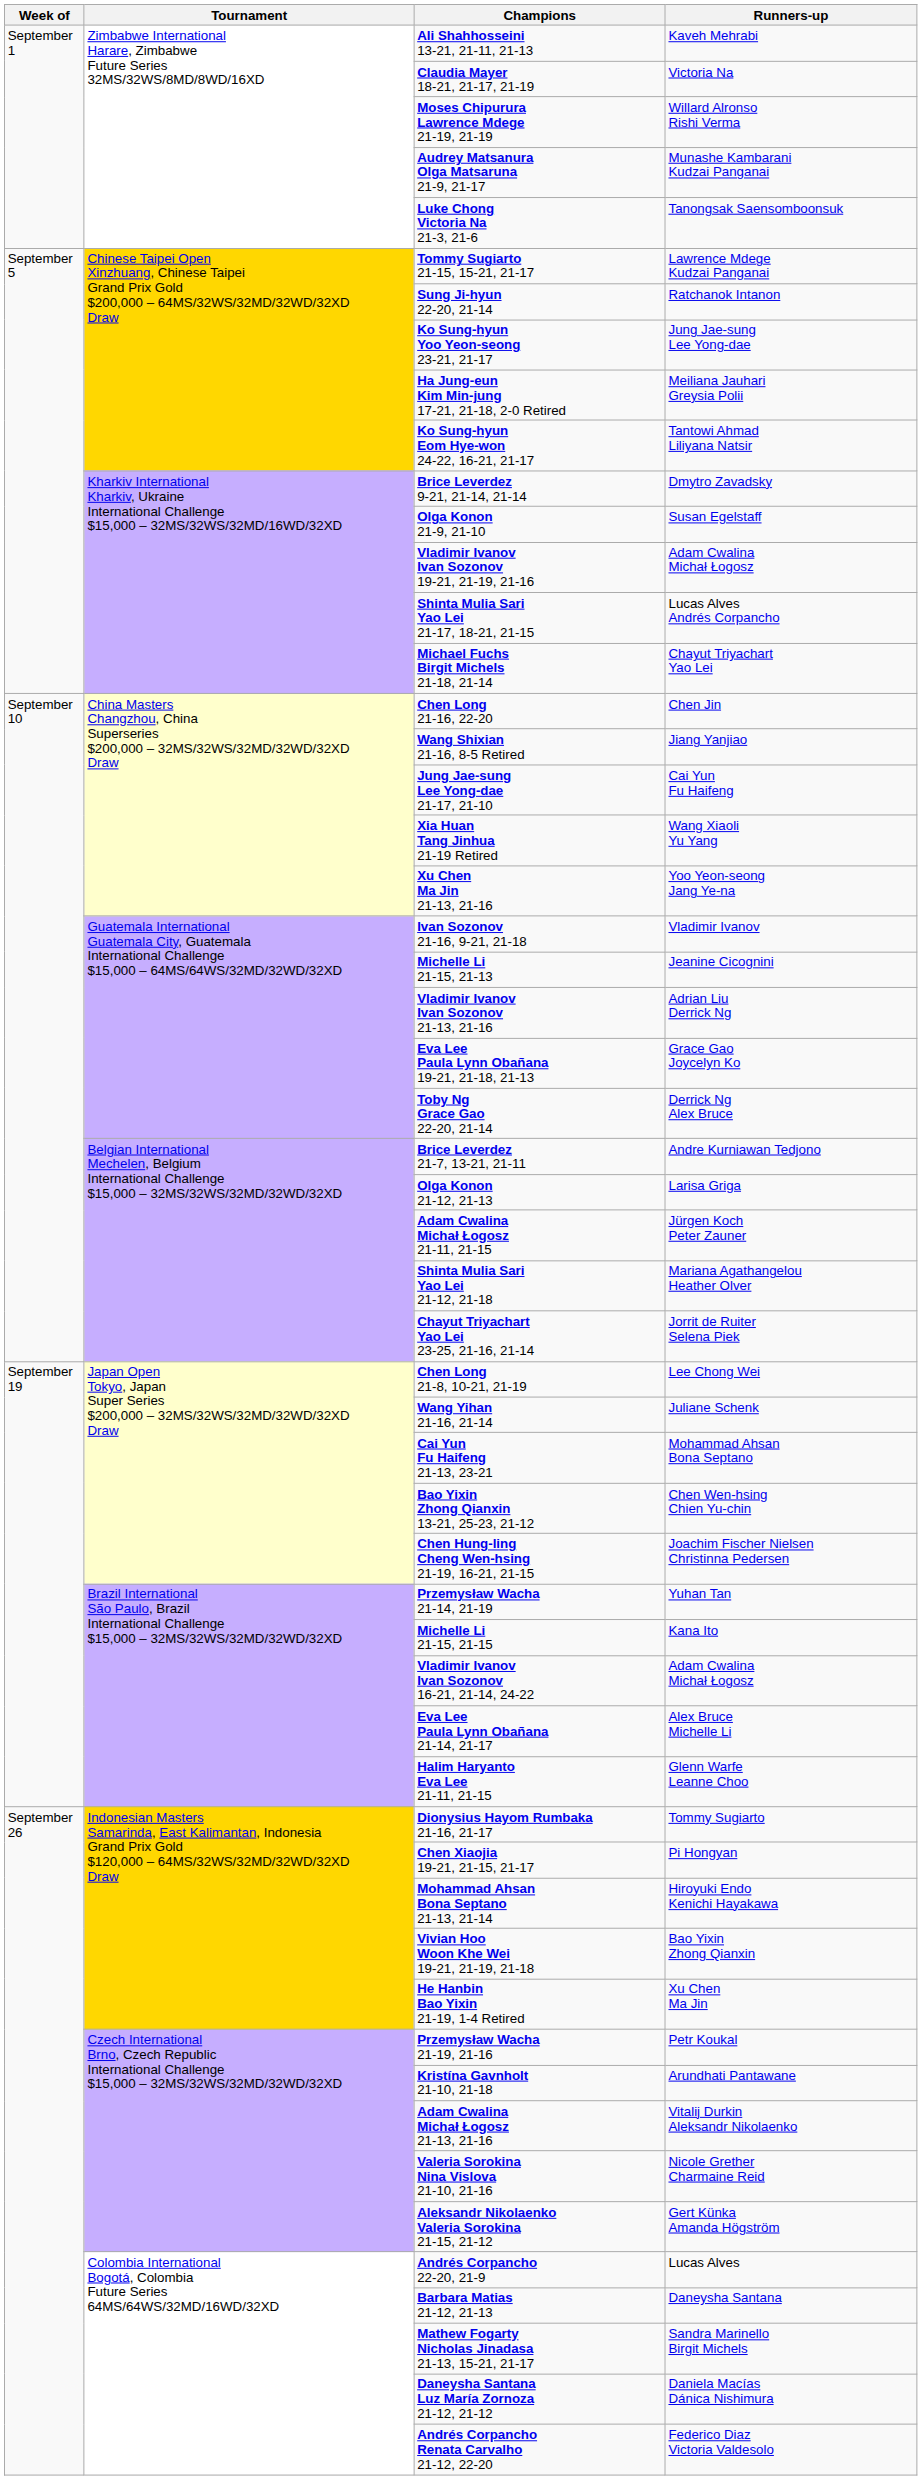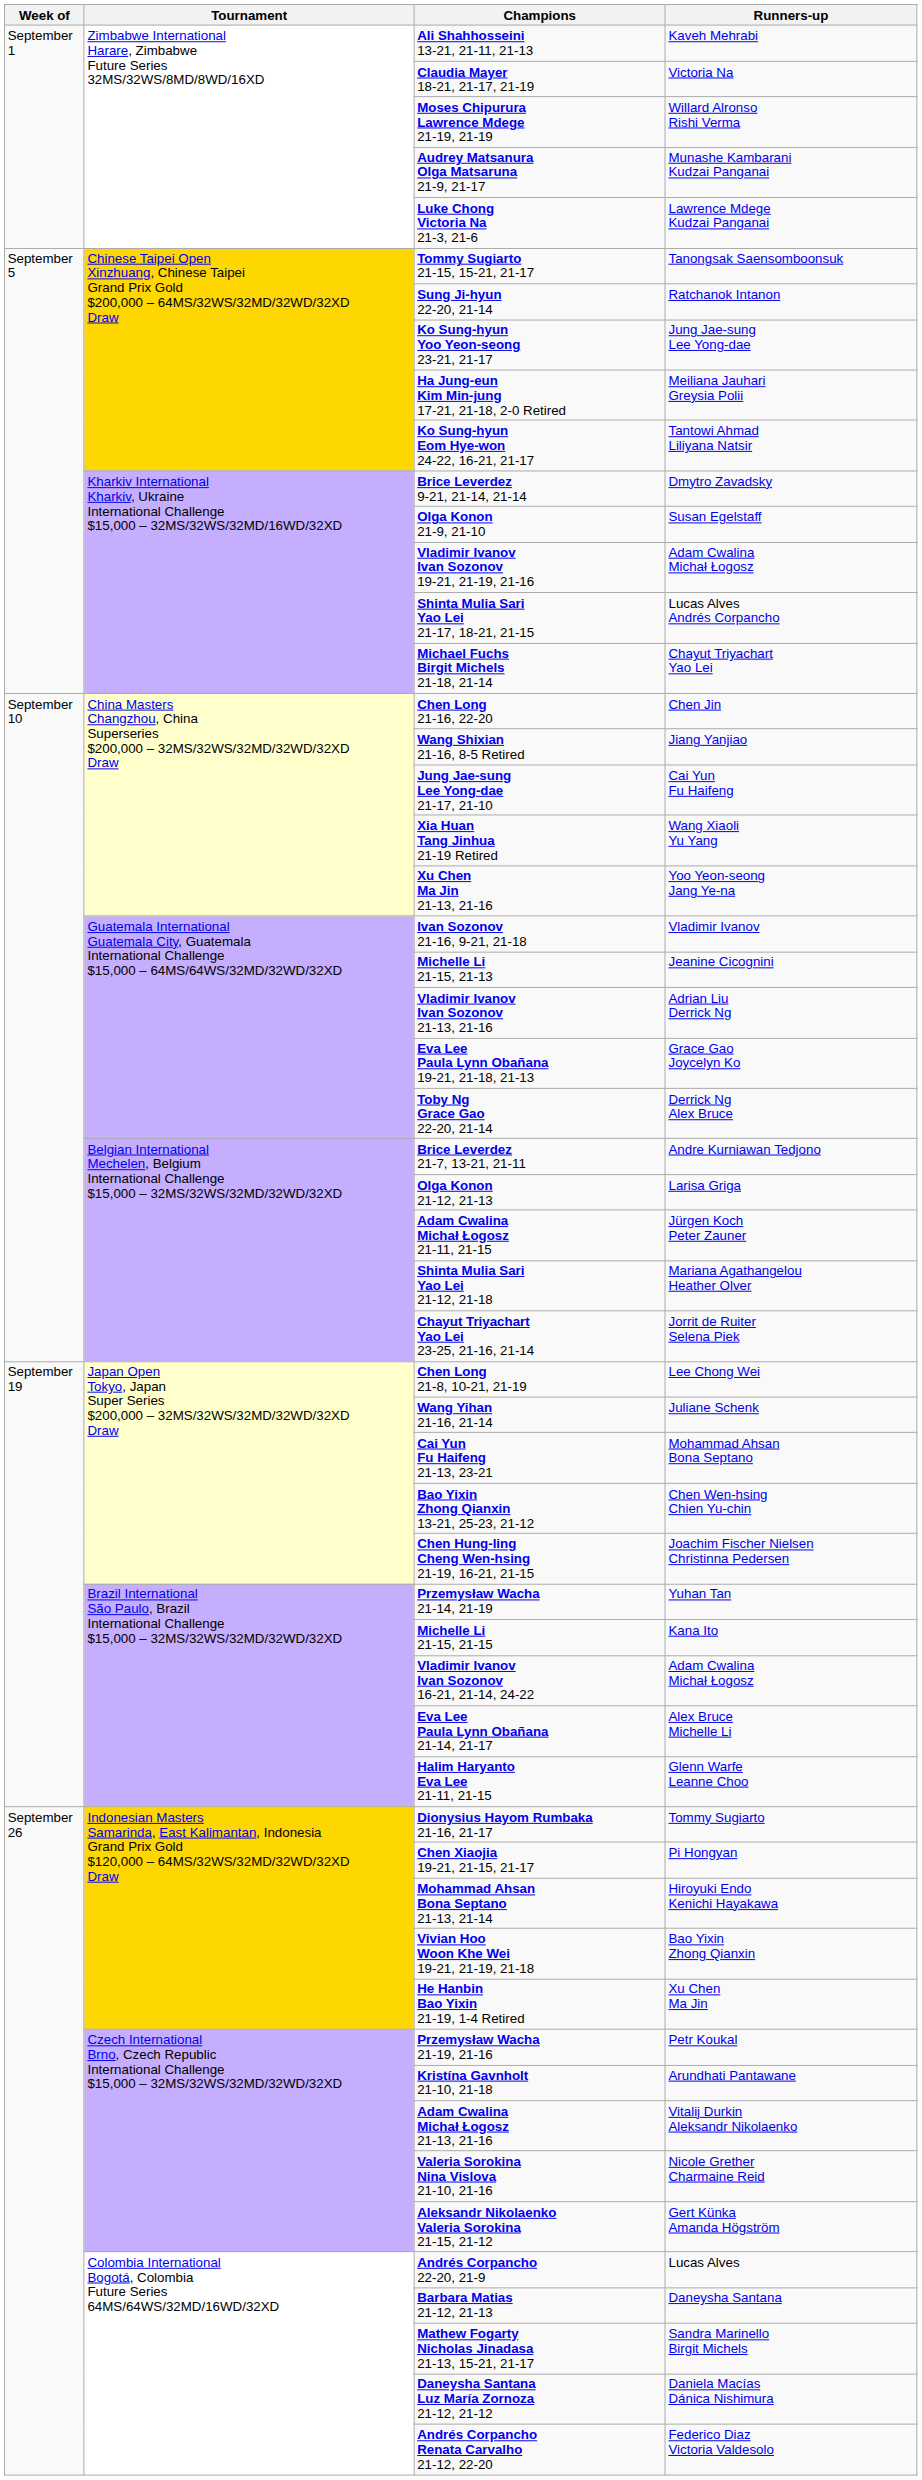(756, 208) Tanongsak Saensomboonsuk -> (720, 215) Lawrence Mdege Kudzai Panganai
(720, 266) Lawrence Mdege Kudzai Panganai -> (756, 258) Tanongsak Saensomboonsuk
